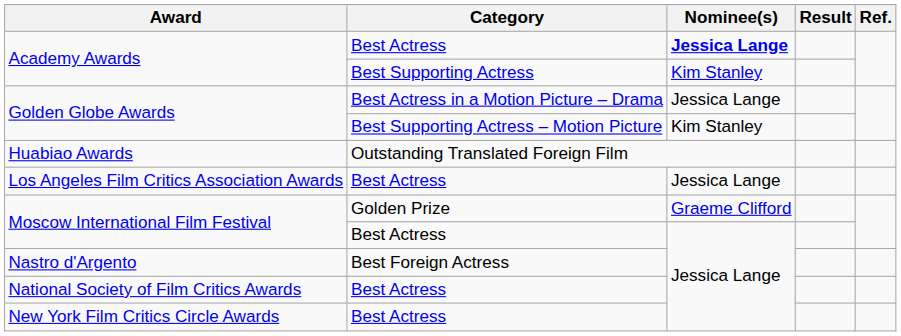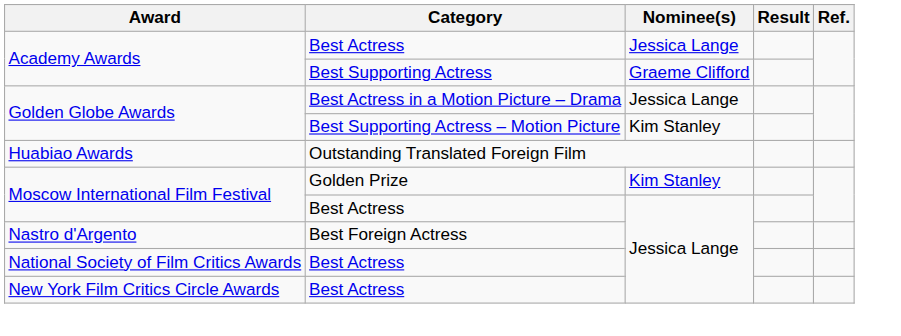(730, 45) bold -> (684, 45) normal
(717, 72) Kim Stanley -> (689, 72) Graeme Clifford
- row: (176, 180)
(731, 208) Graeme Clifford -> (675, 180) Kim Stanley
